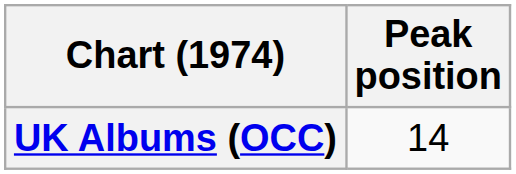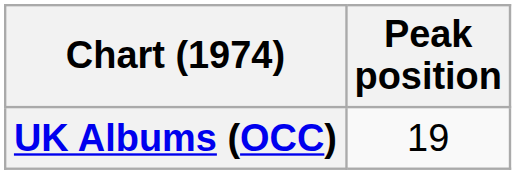(428, 137) 14 -> (428, 137) 19
